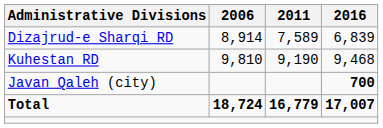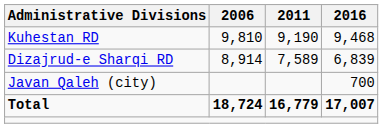rows swapped: (91, 38) <-> (53, 61)
(362, 83) bold -> (362, 83) normal
